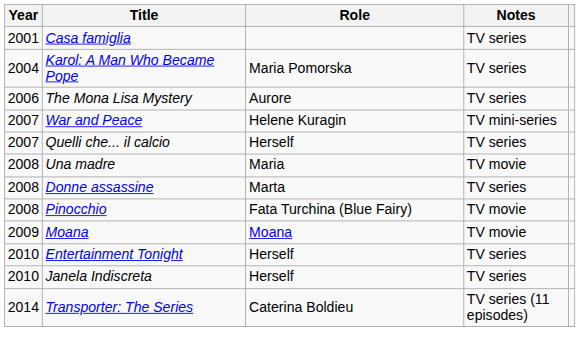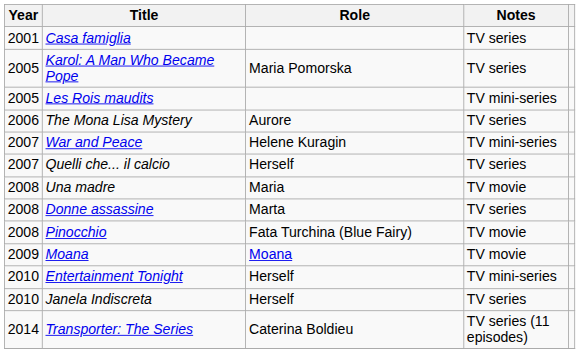(23, 68) 2004 -> (23, 68) 2005
+ row: (99, 98)
(497, 254) TV series -> (512, 277) TV mini-series
